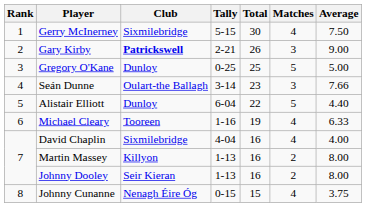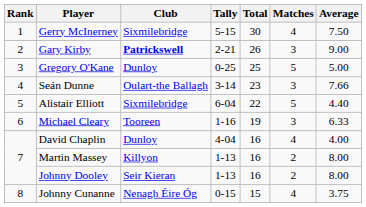(140, 103) Dunloy -> (155, 103) Sixmilebridge
(293, 121) 4 -> (293, 121) 3
(155, 139) Sixmilebridge -> (140, 139) Dunloy
